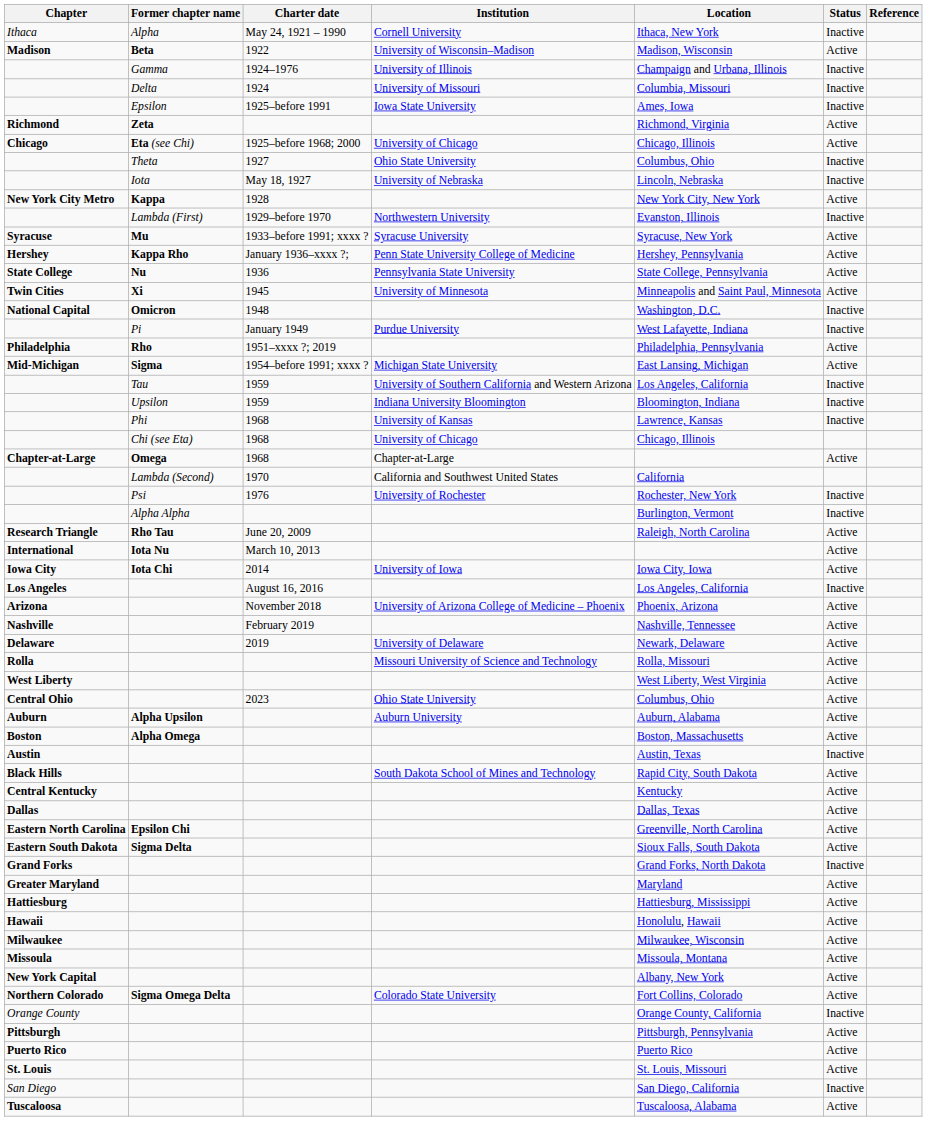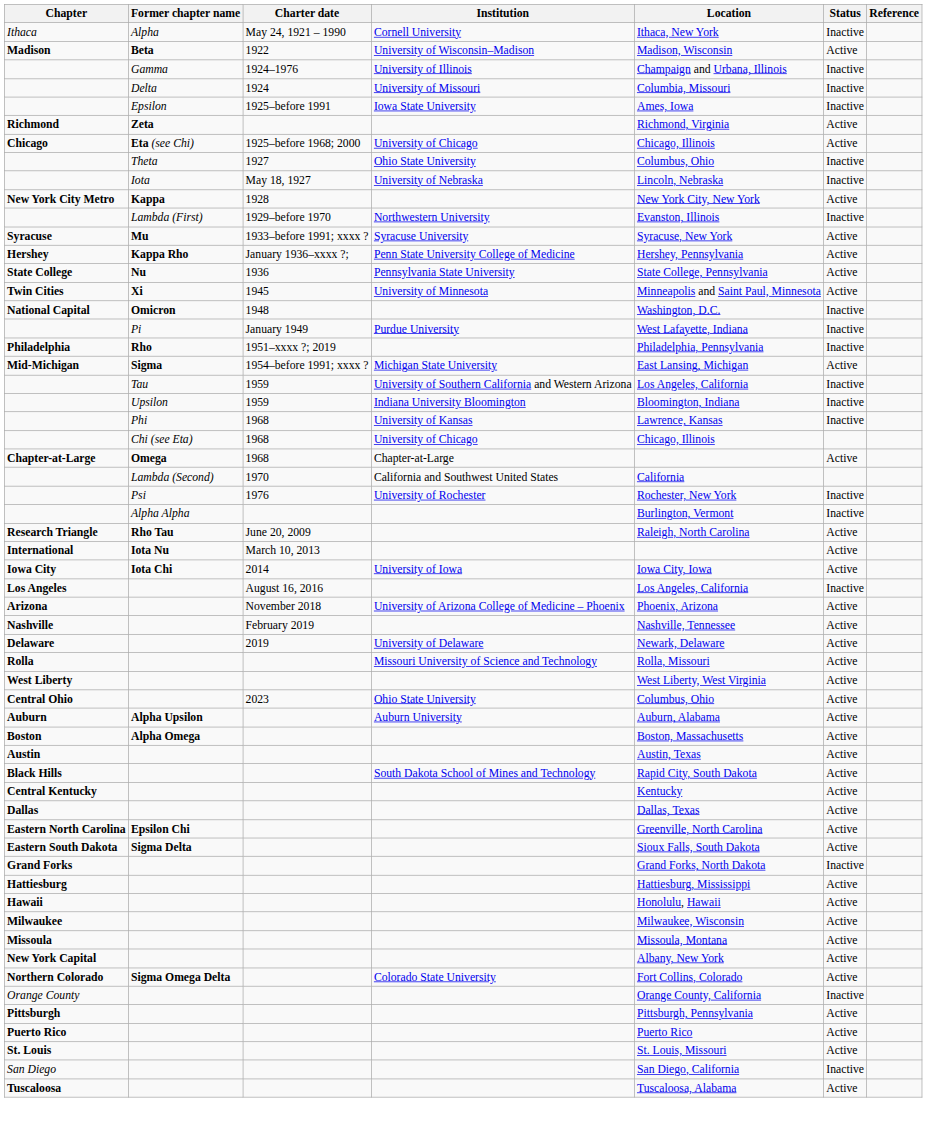(842, 347) Active -> (845, 347) Inactive
(845, 754) Inactive -> (842, 754) Active
- row: (53, 884)
